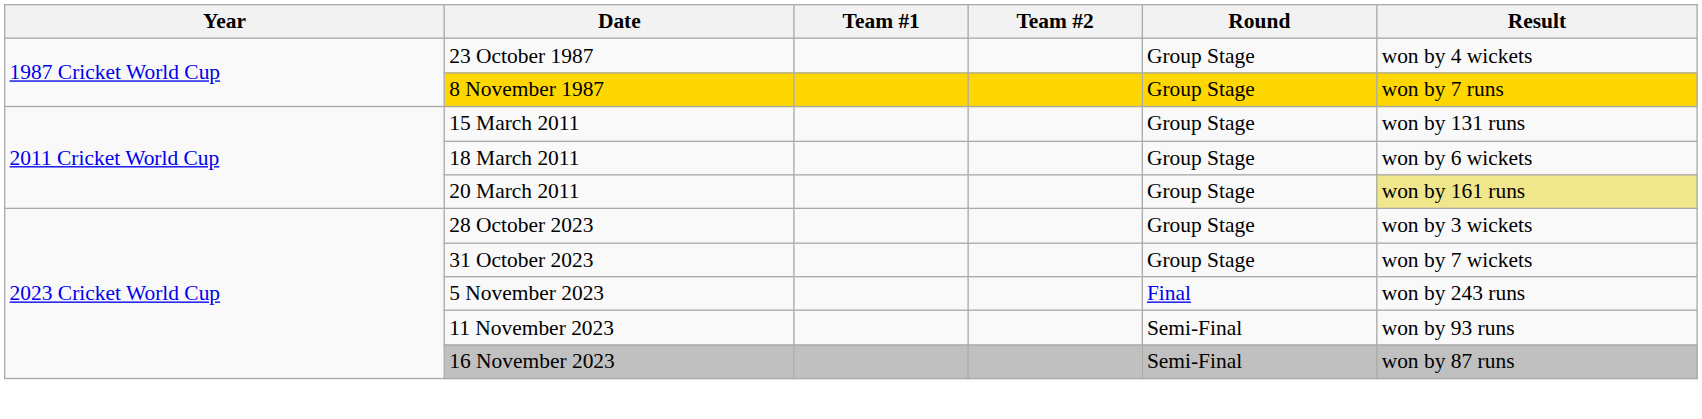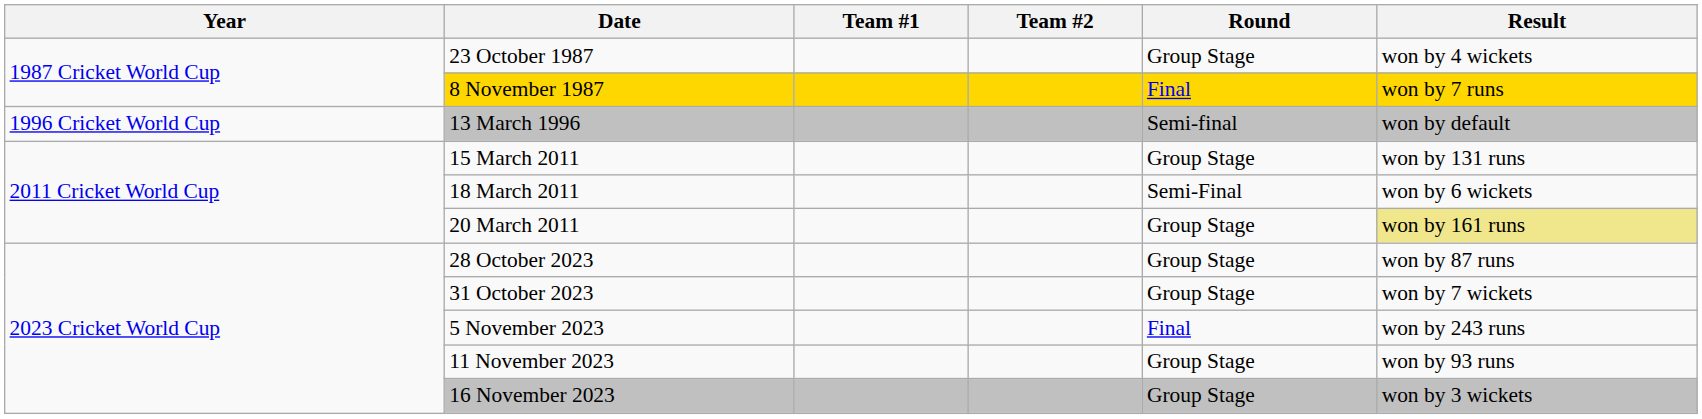(1201, 89) Group Stage -> (1169, 89) Final
+ row: (515, 123)
(1201, 157) Group Stage -> (1195, 191) Semi-Final
(1457, 225) won by 3 wickets -> (1448, 259) won by 87 runs
(1195, 327) Semi-Final -> (1201, 361) Group Stage
(1195, 361) Semi-Final -> (1201, 395) Group Stage
(1448, 361) won by 87 runs -> (1457, 395) won by 3 wickets
